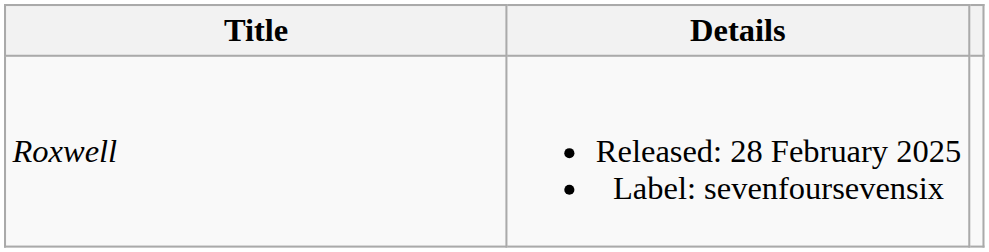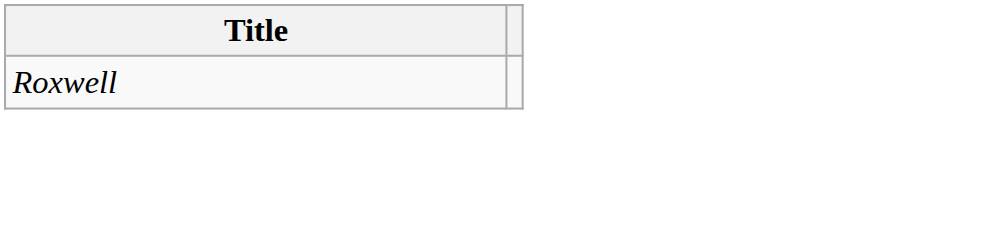- column: (738, 30)
